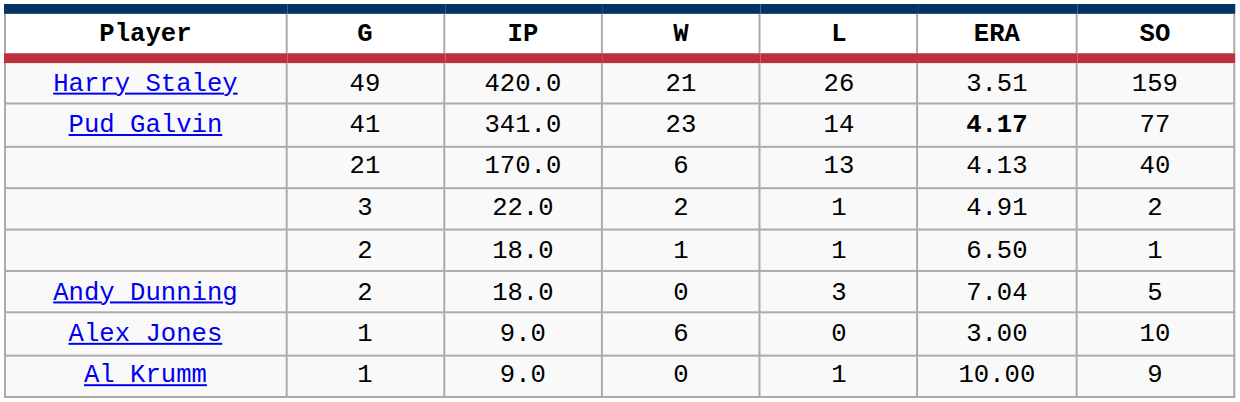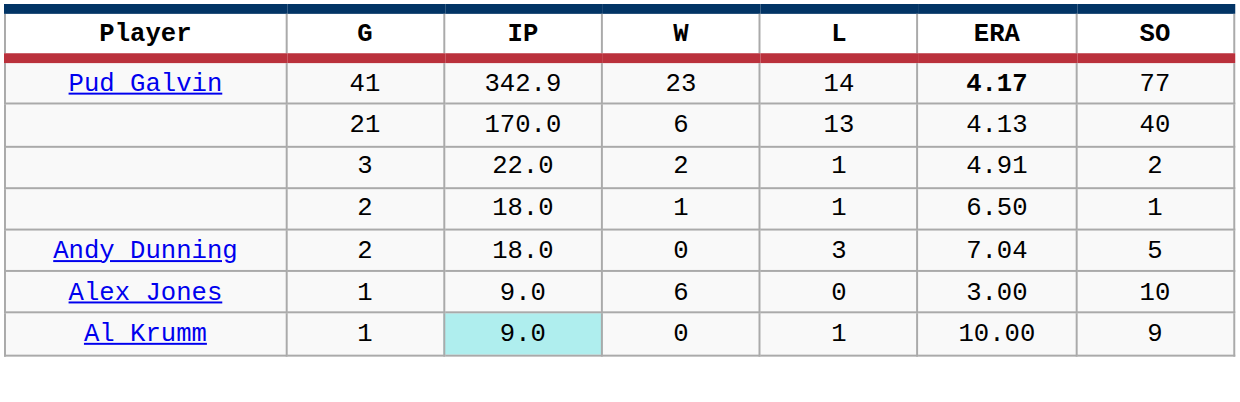- row: (145, 83)
(523, 125) 341.0 -> (523, 83) 342.9
(523, 376) no background -> (523, 334) paleturquoise background
